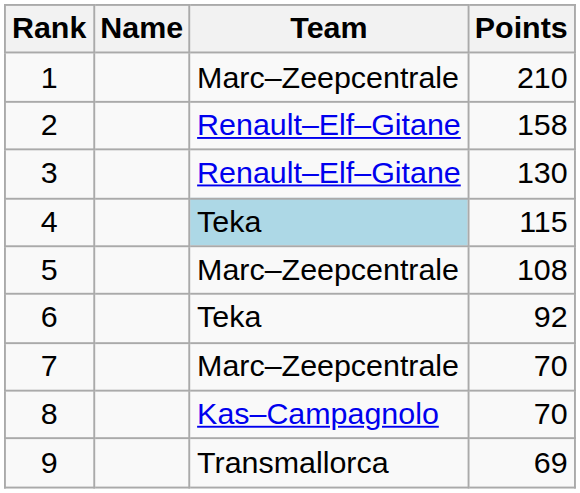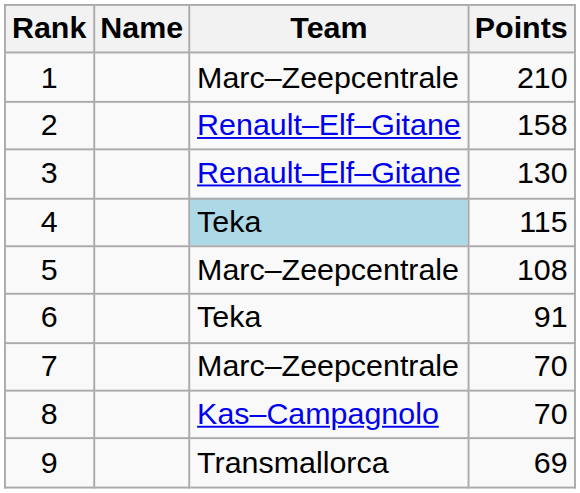(551, 317) 92 -> (551, 317) 91
